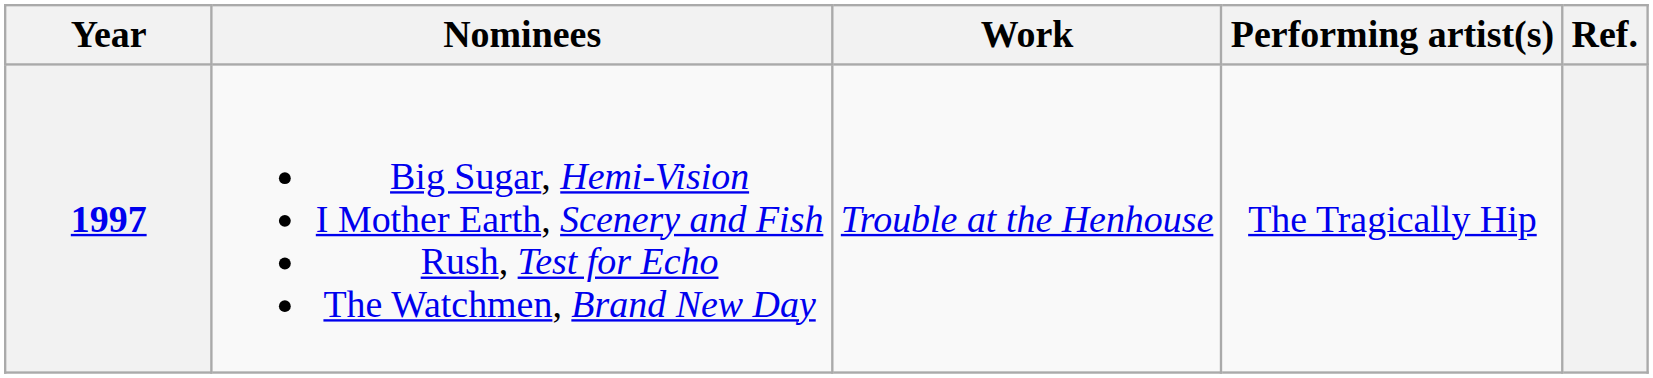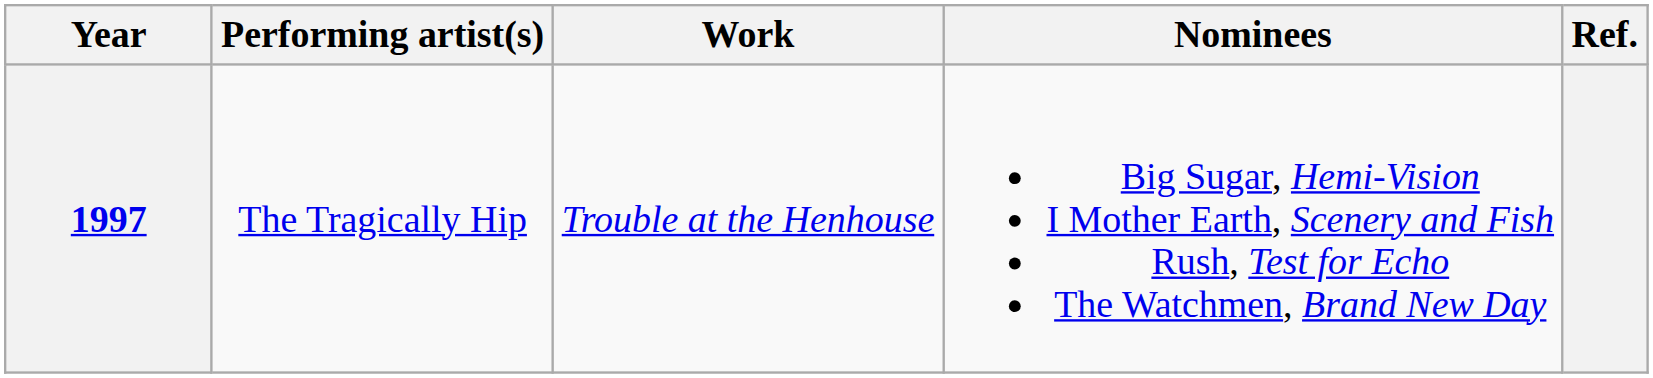columns swapped: (1392, 34) <-> (522, 34)
